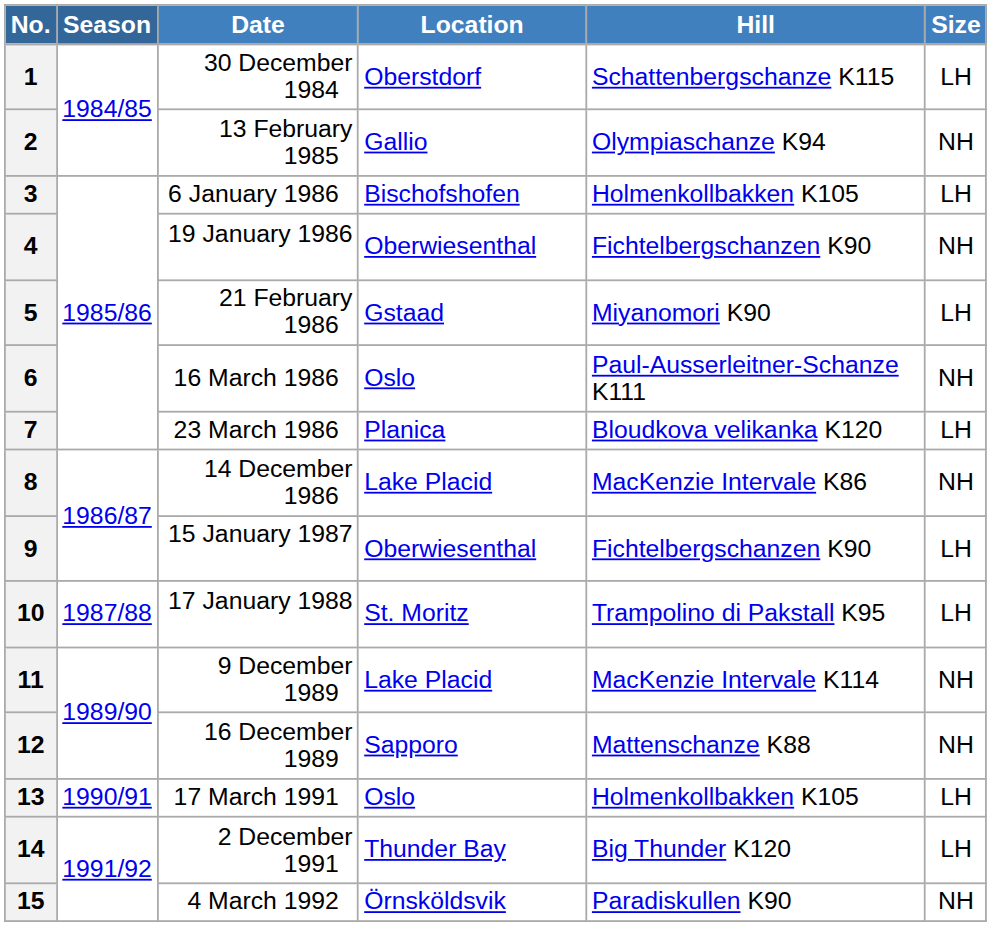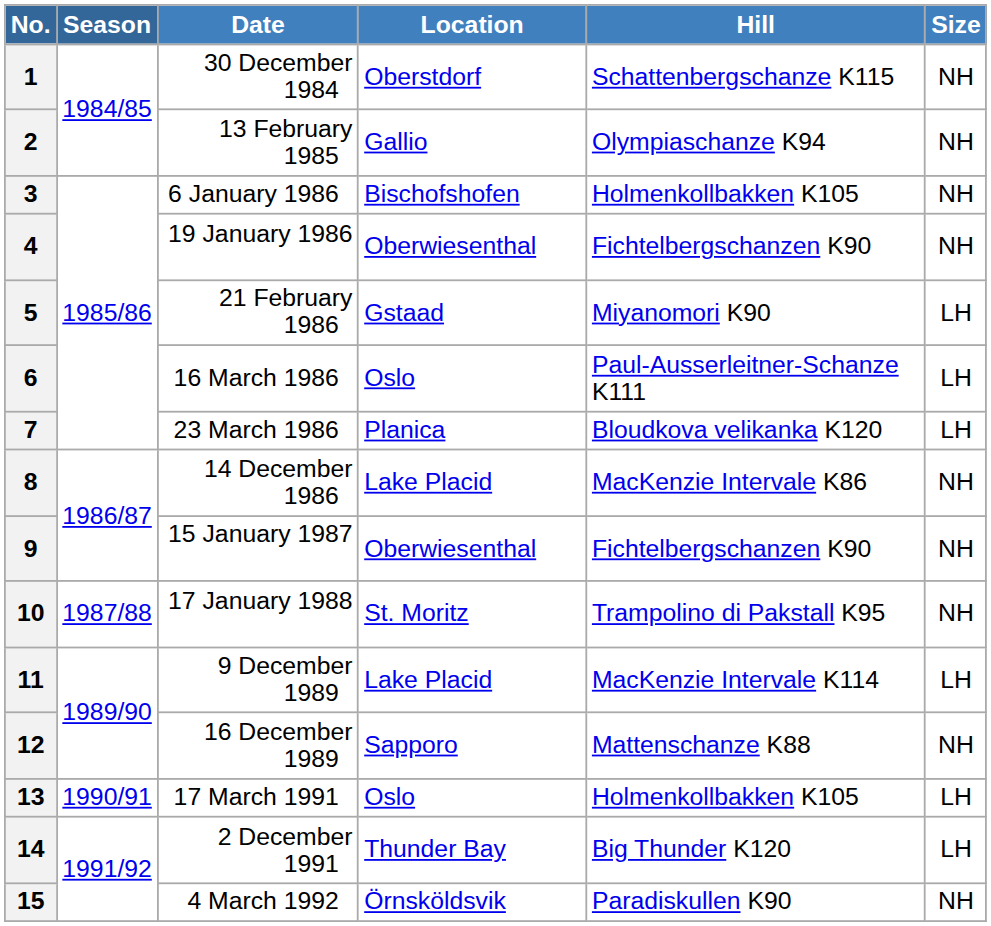(956, 76) LH -> (956, 76) NH
(956, 194) LH -> (956, 194) NH
(956, 378) NH -> (956, 378) LH
(956, 548) LH -> (956, 548) NH
(956, 614) LH -> (956, 614) NH
(956, 679) NH -> (956, 679) LH
